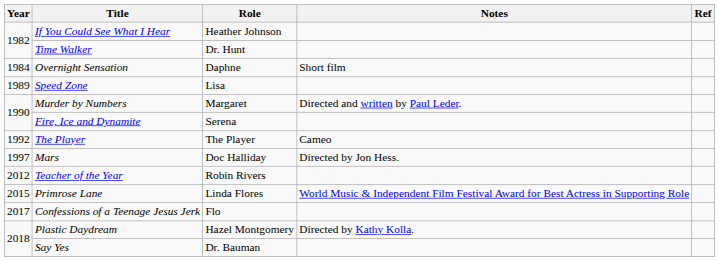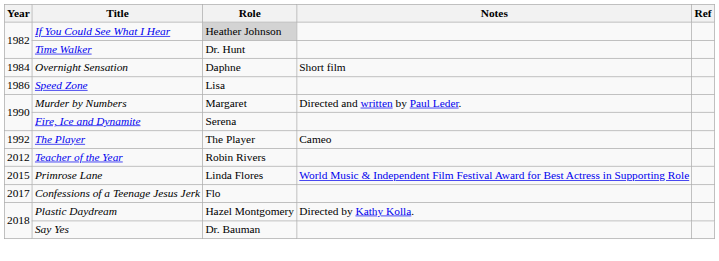(243, 31) no background -> (243, 31) lightgrey background
(18, 85) 1989 -> (18, 85) 1986
- row: (47, 157)
